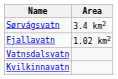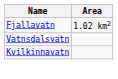- row: (33, 25)
